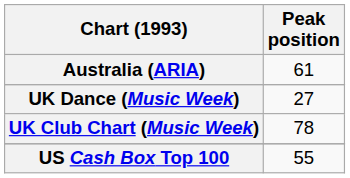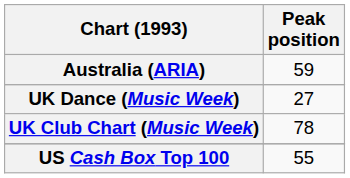(304, 69) 61 -> (304, 69) 59
